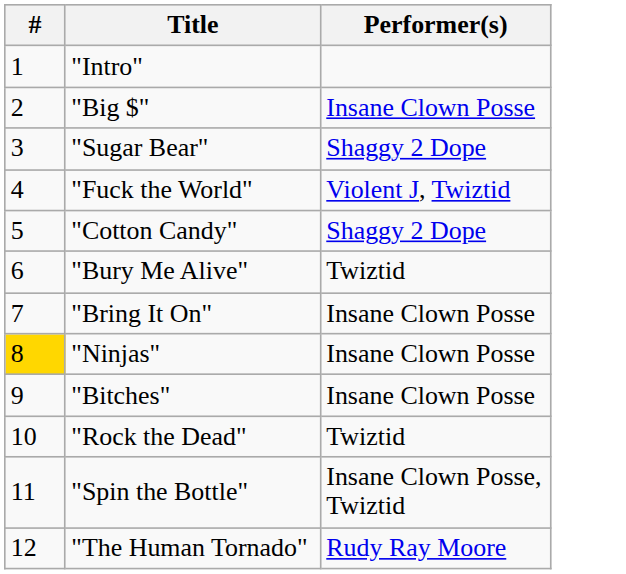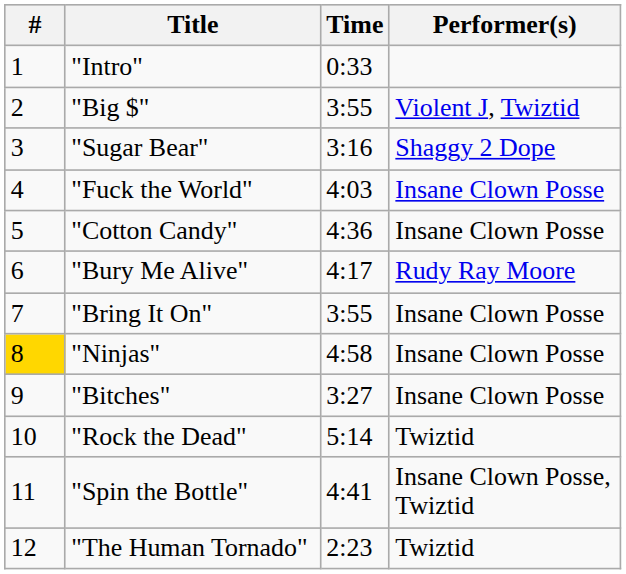+ column: (355, 25)
(431, 107) Insane Clown Posse -> (487, 107) Violent J, Twiztid
(418, 189) Violent J, Twiztid -> (500, 189) Insane Clown Posse
(406, 230) Shaggy 2 Dope -> (500, 230) Insane Clown Posse
(366, 271) Twiztid -> (485, 271) Rudy Ray Moore
(416, 547) Rudy Ray Moore -> (435, 547) Twiztid
